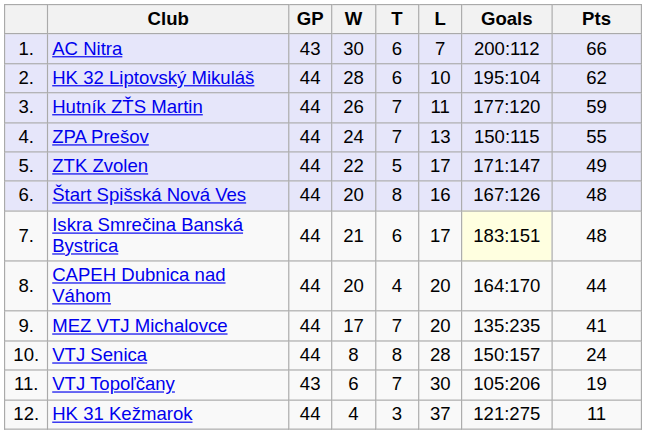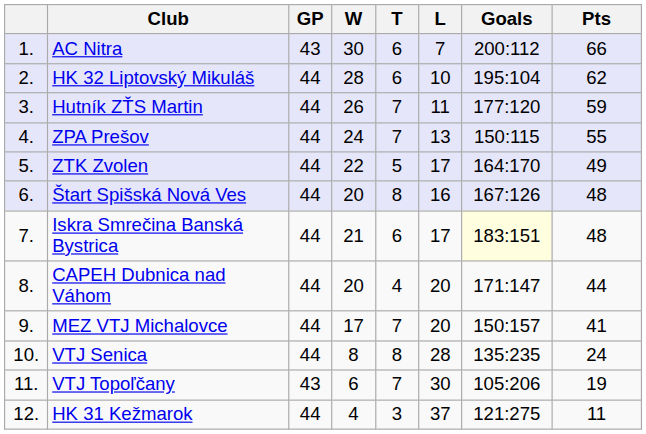(507, 166) 171:147 -> (507, 166) 164:170
(507, 286) 164:170 -> (507, 286) 171:147
(507, 325) 135:235 -> (507, 325) 150:157
(507, 355) 150:157 -> (507, 355) 135:235
